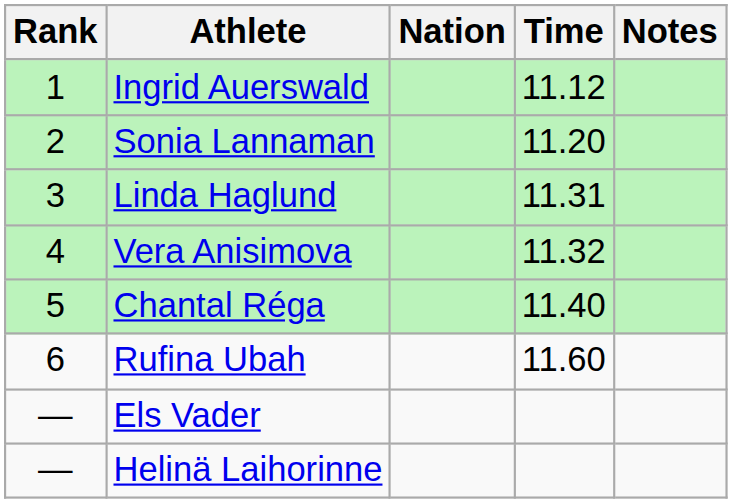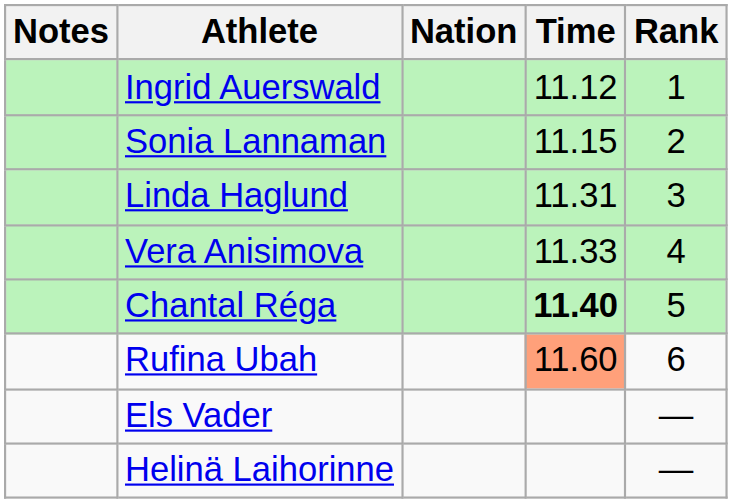columns swapped: (55, 31) <-> (670, 31)
(564, 141) 11.20 -> (576, 141) 11.15
(564, 251) 11.32 -> (576, 251) 11.33
(564, 305) normal -> (576, 305) bold
(564, 360) no background -> (576, 360) lightsalmon background
